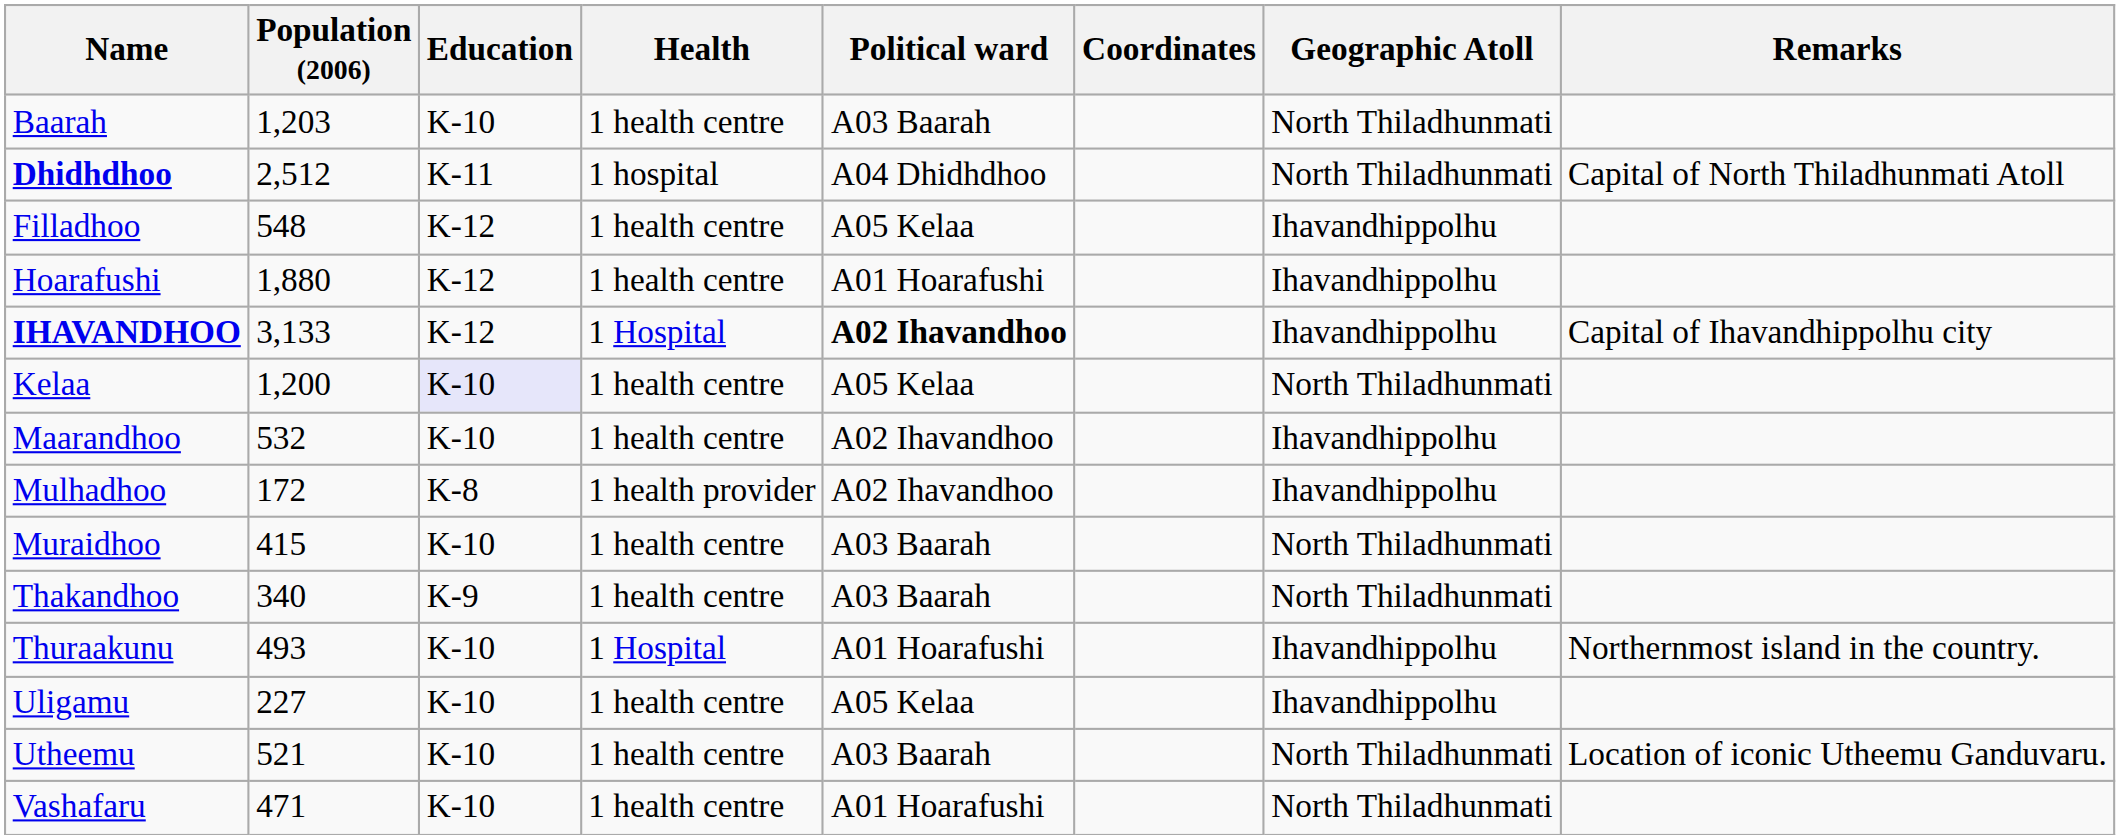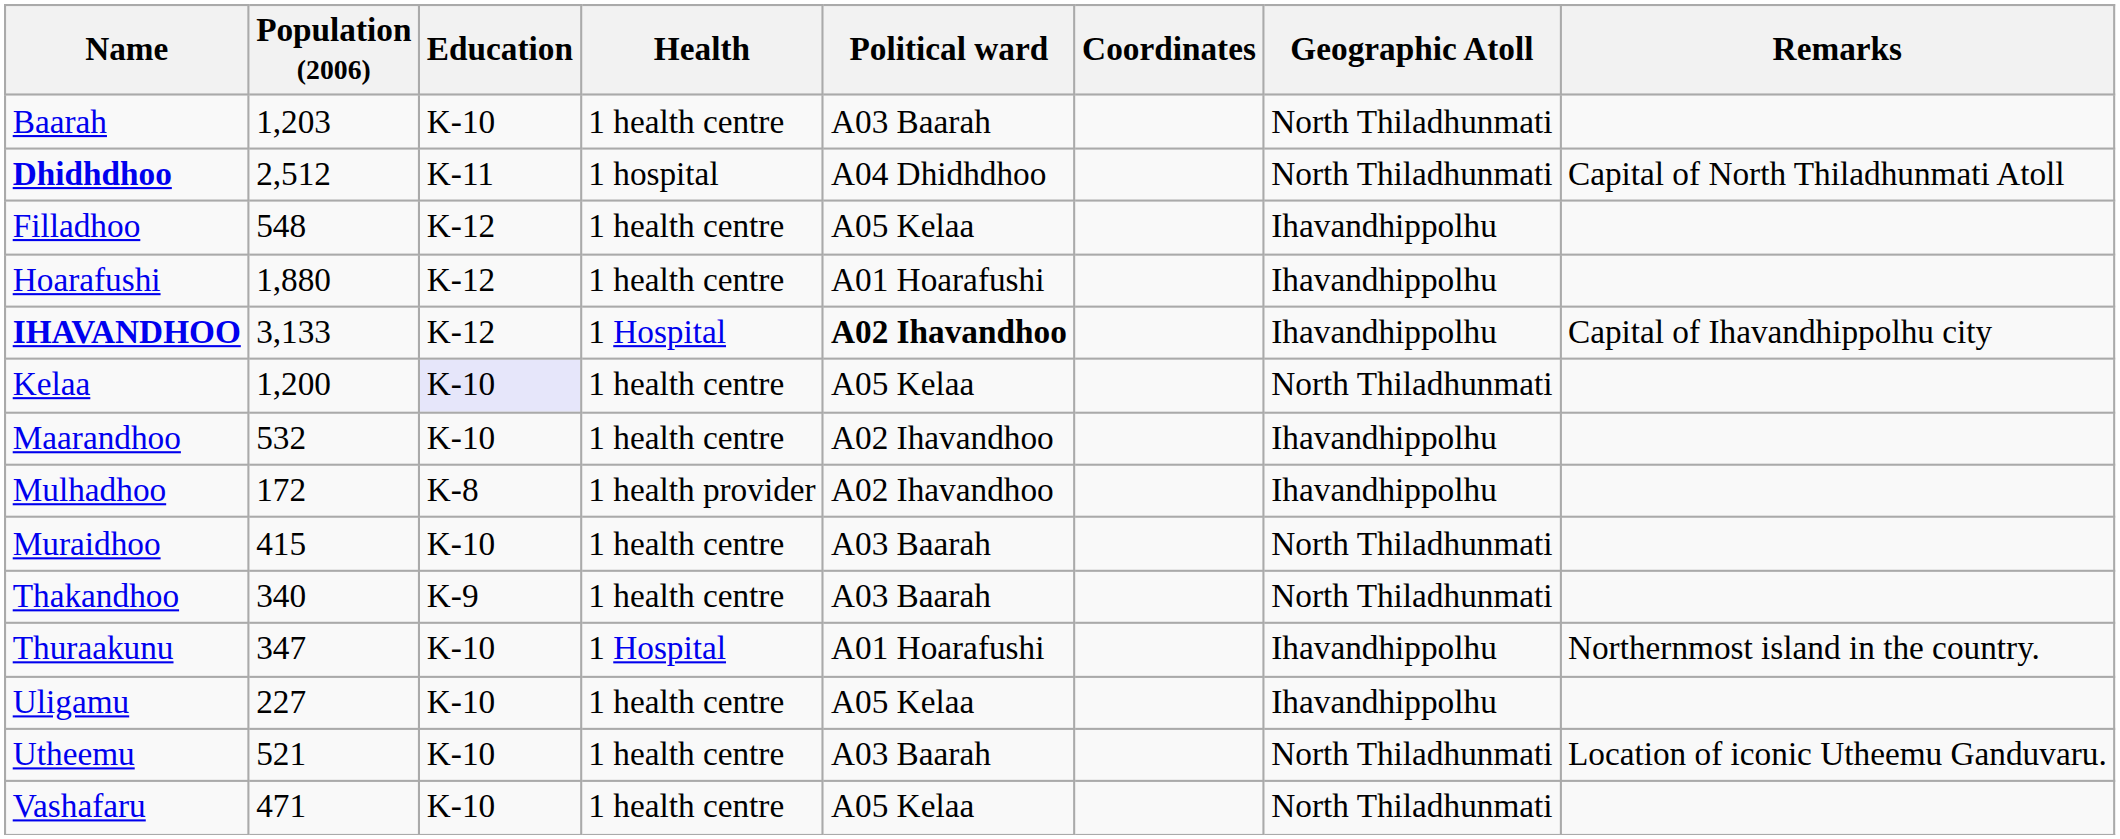(281, 648) 493 -> (281, 648) 347
(938, 807) A01 Hoarafushi -> (903, 807) A05 Kelaa
